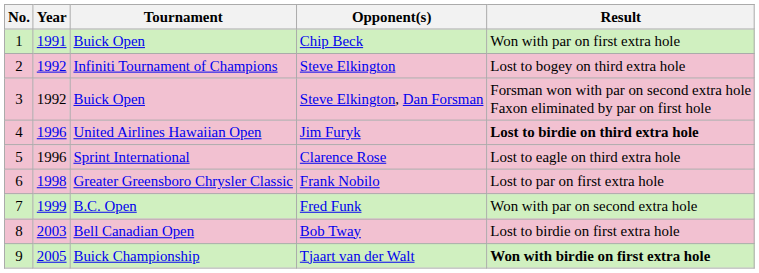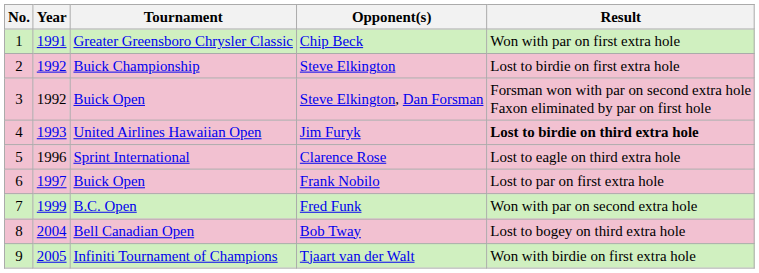(109, 41) Buick Open -> (183, 41) Greater Greensboro Chrysler Classic
(176, 66) Infiniti Tournament of Champions -> (137, 66) Buick Championship
(588, 66) Lost to bogey on third extra hole -> (585, 66) Lost to birdie on first extra hole
(52, 132) 1996 -> (52, 132) 1993
(52, 181) 1998 -> (52, 181) 1997
(183, 181) Greater Greensboro Chrysler Classic -> (109, 181) Buick Open
(52, 231) 2003 -> (52, 231) 2004
(585, 231) Lost to birdie on first extra hole -> (588, 231) Lost to bogey on third extra hole
(137, 255) Buick Championship -> (176, 255) Infiniti Tournament of Champions
(600, 255) bold -> (593, 255) normal
